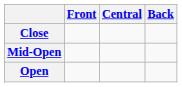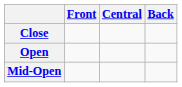rows swapped: (34, 52) <-> (34, 71)
